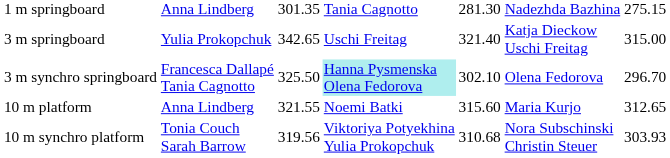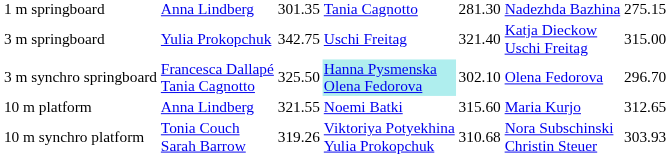(299, 39) 342.65 -> (299, 39) 342.75
(299, 137) 319.56 -> (299, 137) 319.26
